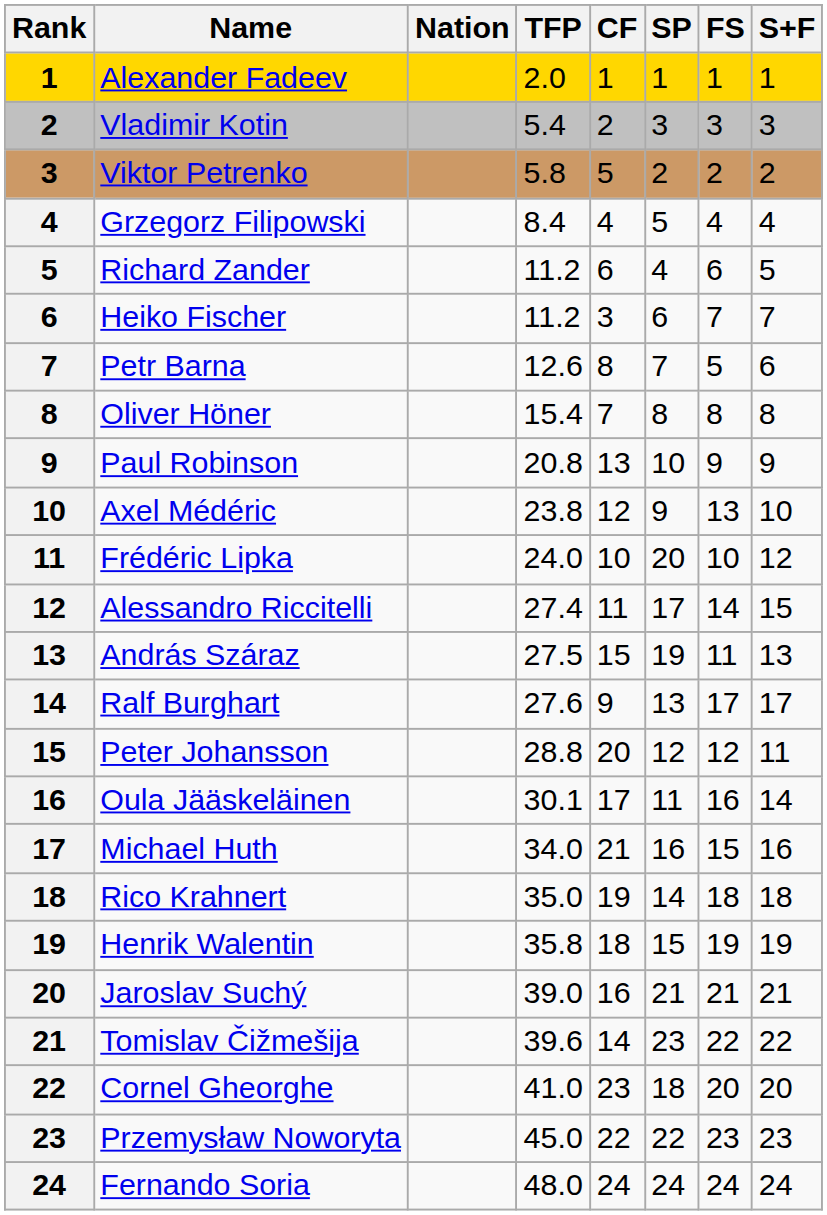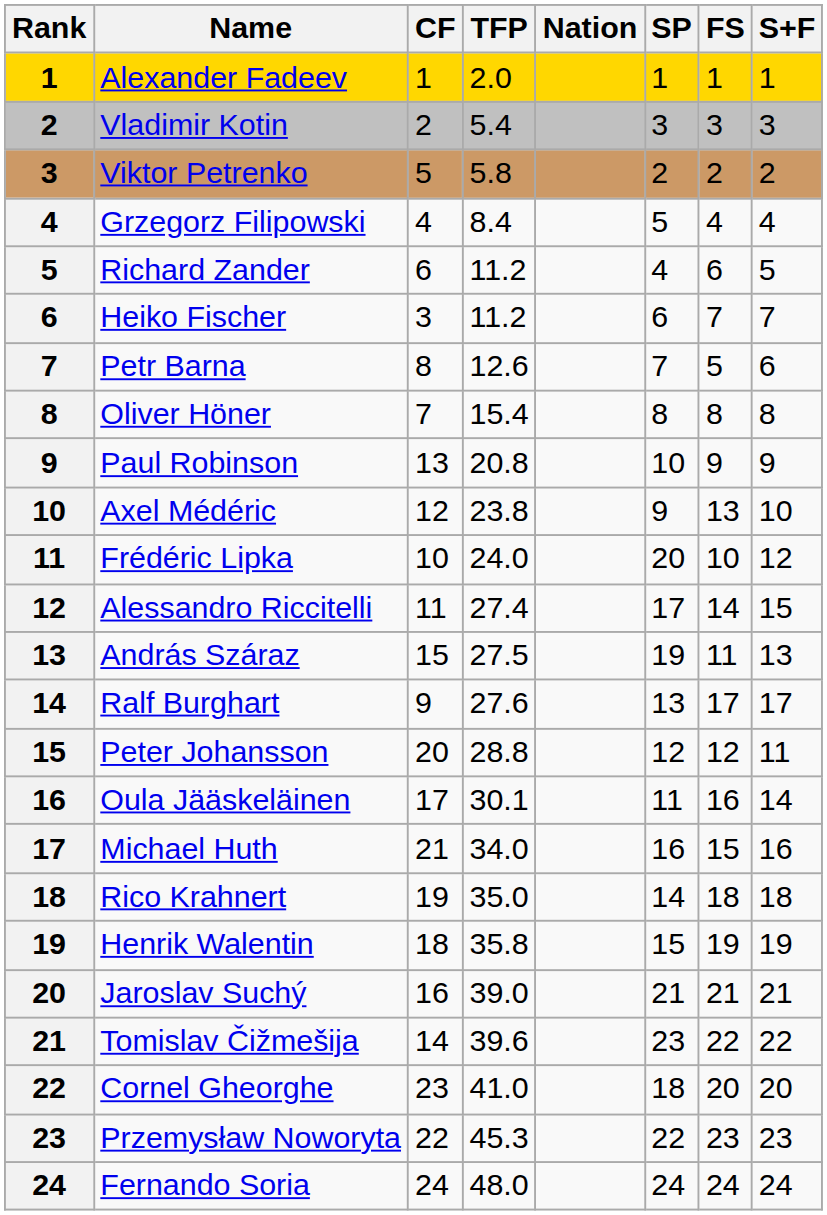columns swapped: (462, 28) <-> (617, 28)
(553, 1137) 45.0 -> (499, 1137) 45.3
